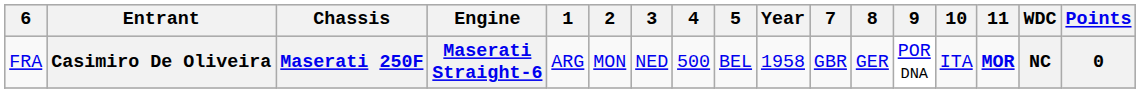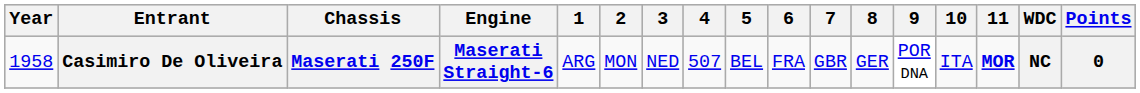columns swapped: (783, 20) <-> (26, 20)
(694, 62) 500 -> (705, 62) 507
